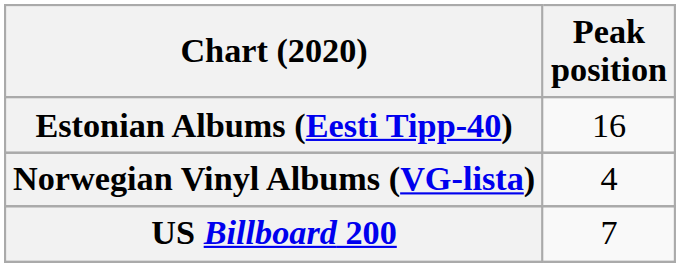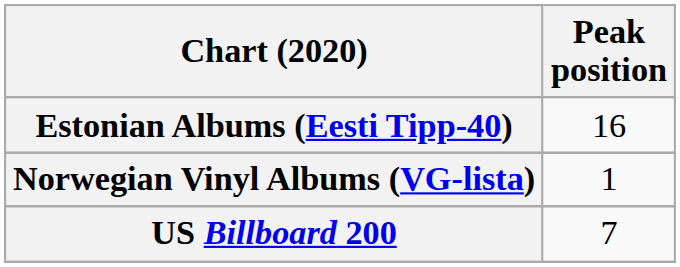(609, 178) 4 -> (609, 178) 1
